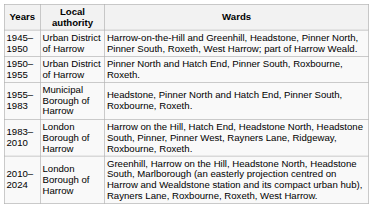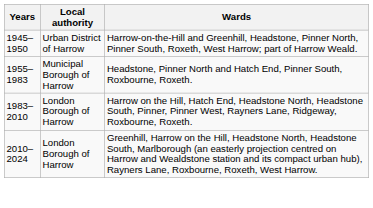- row: (225, 69)
